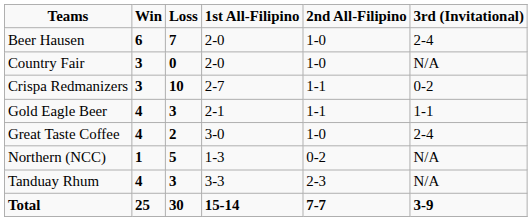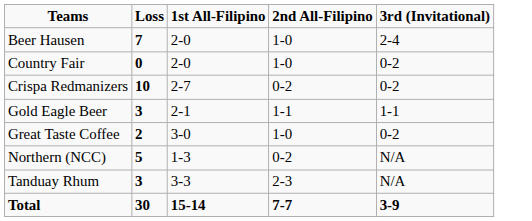- column: (149, 16)
(426, 63) N/A -> (390, 63) 0-2
(316, 87) 1-1 -> (282, 87) 0-2
(423, 134) 2-4 -> (390, 134) 0-2
